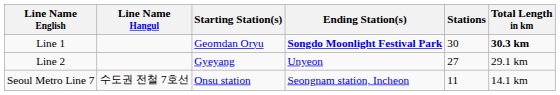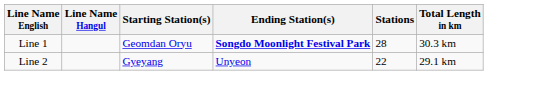(453, 43) 30 -> (381, 43) 28
(510, 43) bold -> (438, 43) normal
(453, 61) 27 -> (381, 61) 22
- row: (51, 80)
